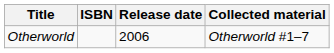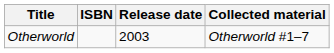(134, 36) 2006 -> (134, 36) 2003
